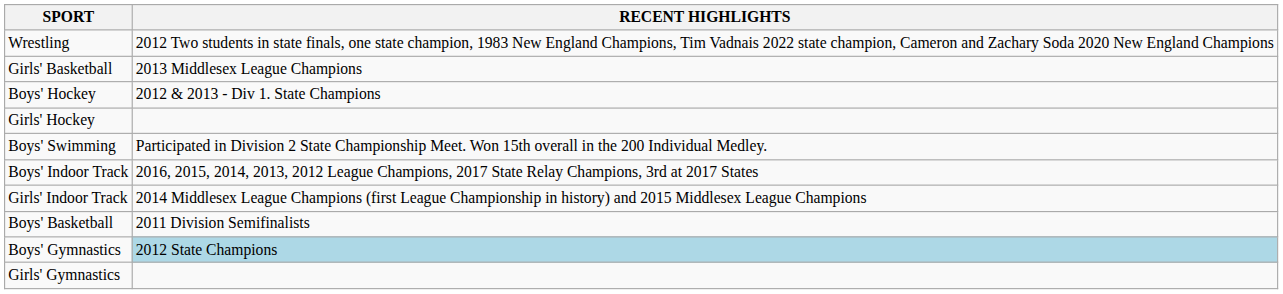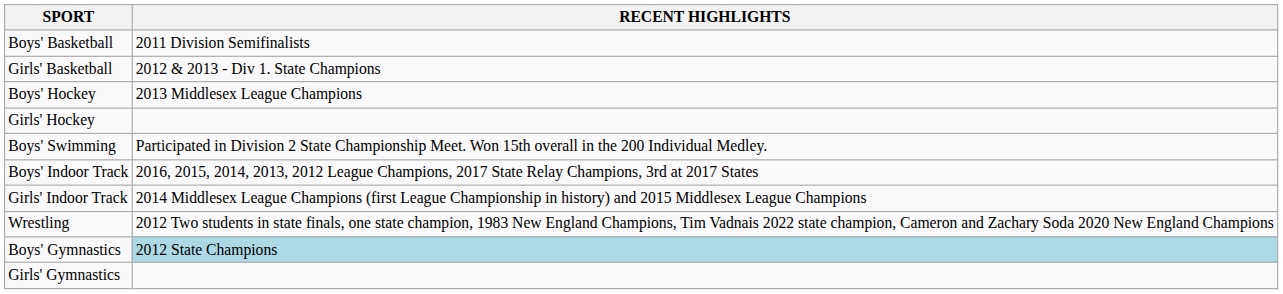rows swapped: (61, 223) <-> (39, 42)
(249, 68) 2013 Middlesex League Champions -> (258, 68) 2012 & 2013 - Div 1. State Champions
(258, 94) 2012 & 2013 - Div 1. State Champions -> (249, 94) 2013 Middlesex League Champions
